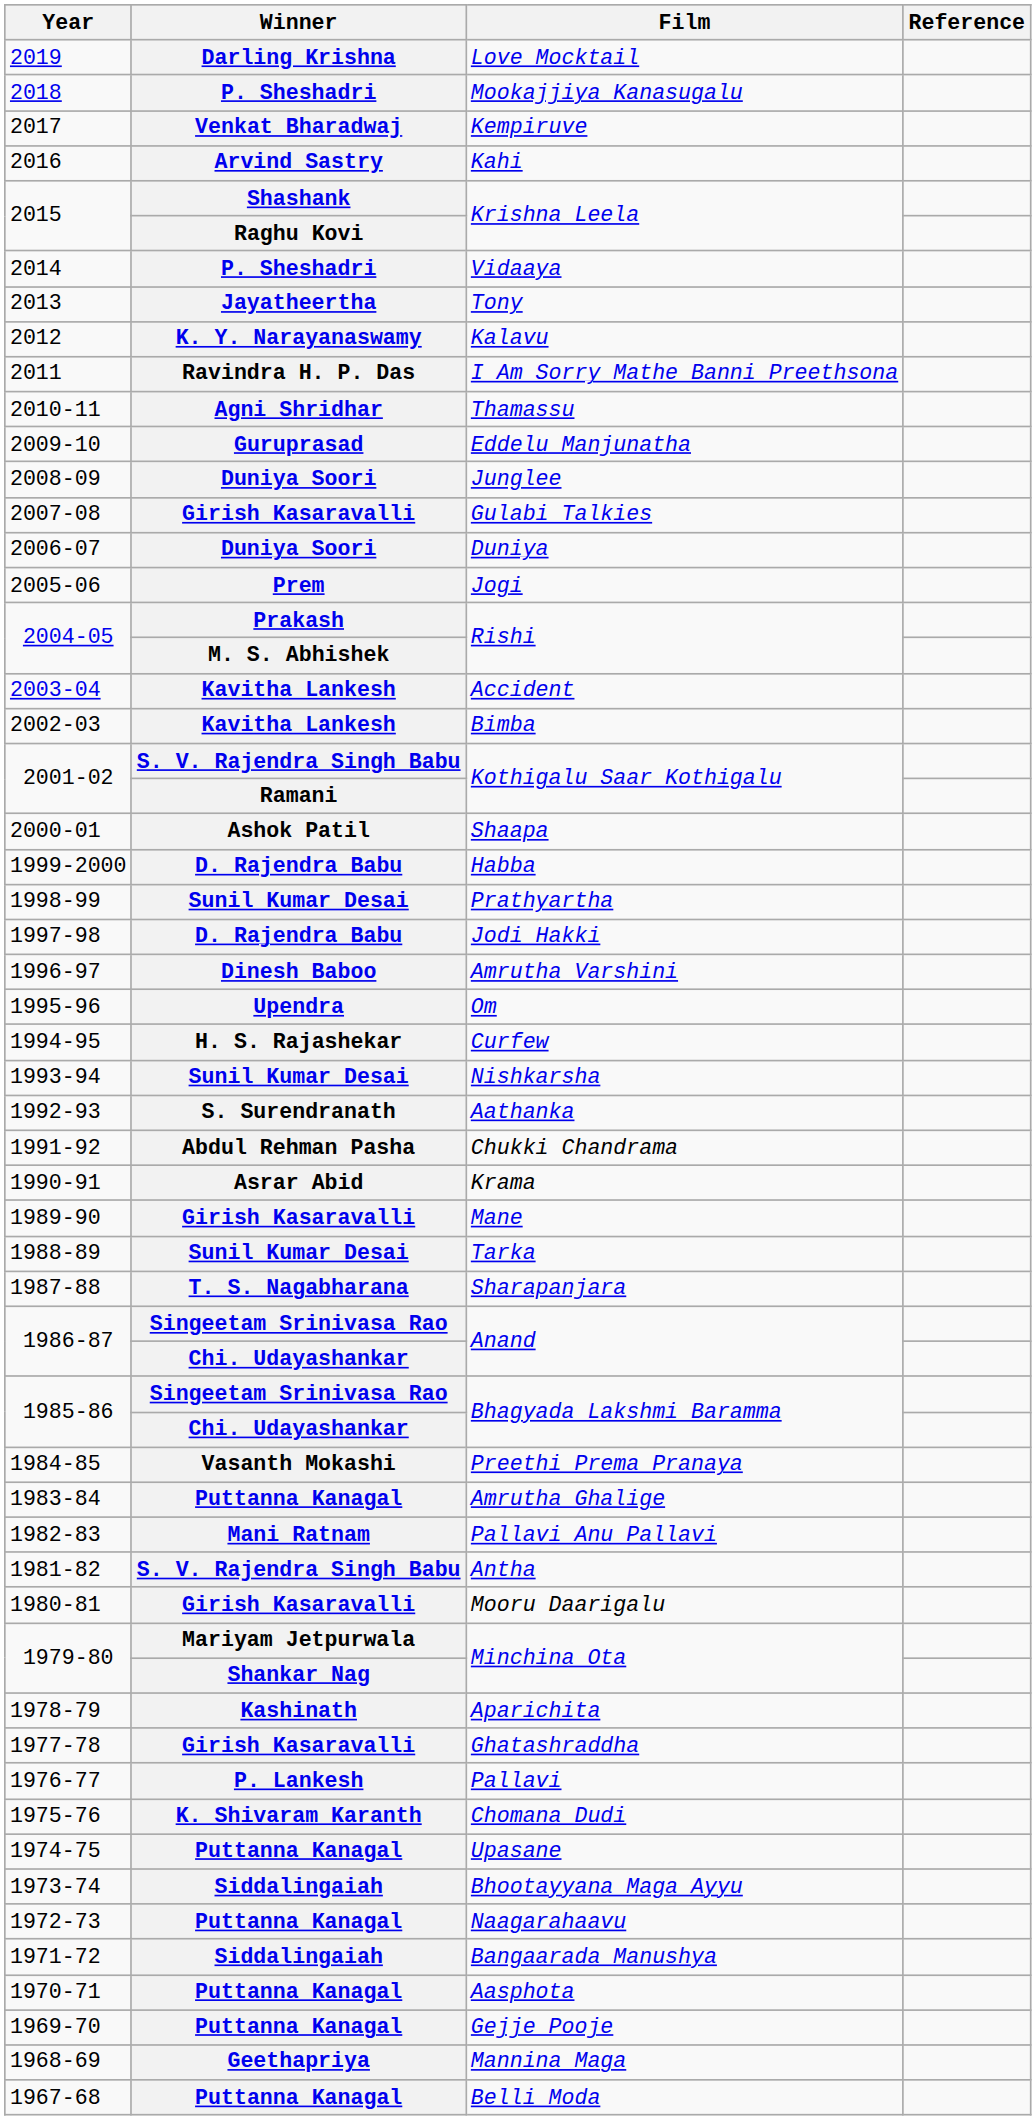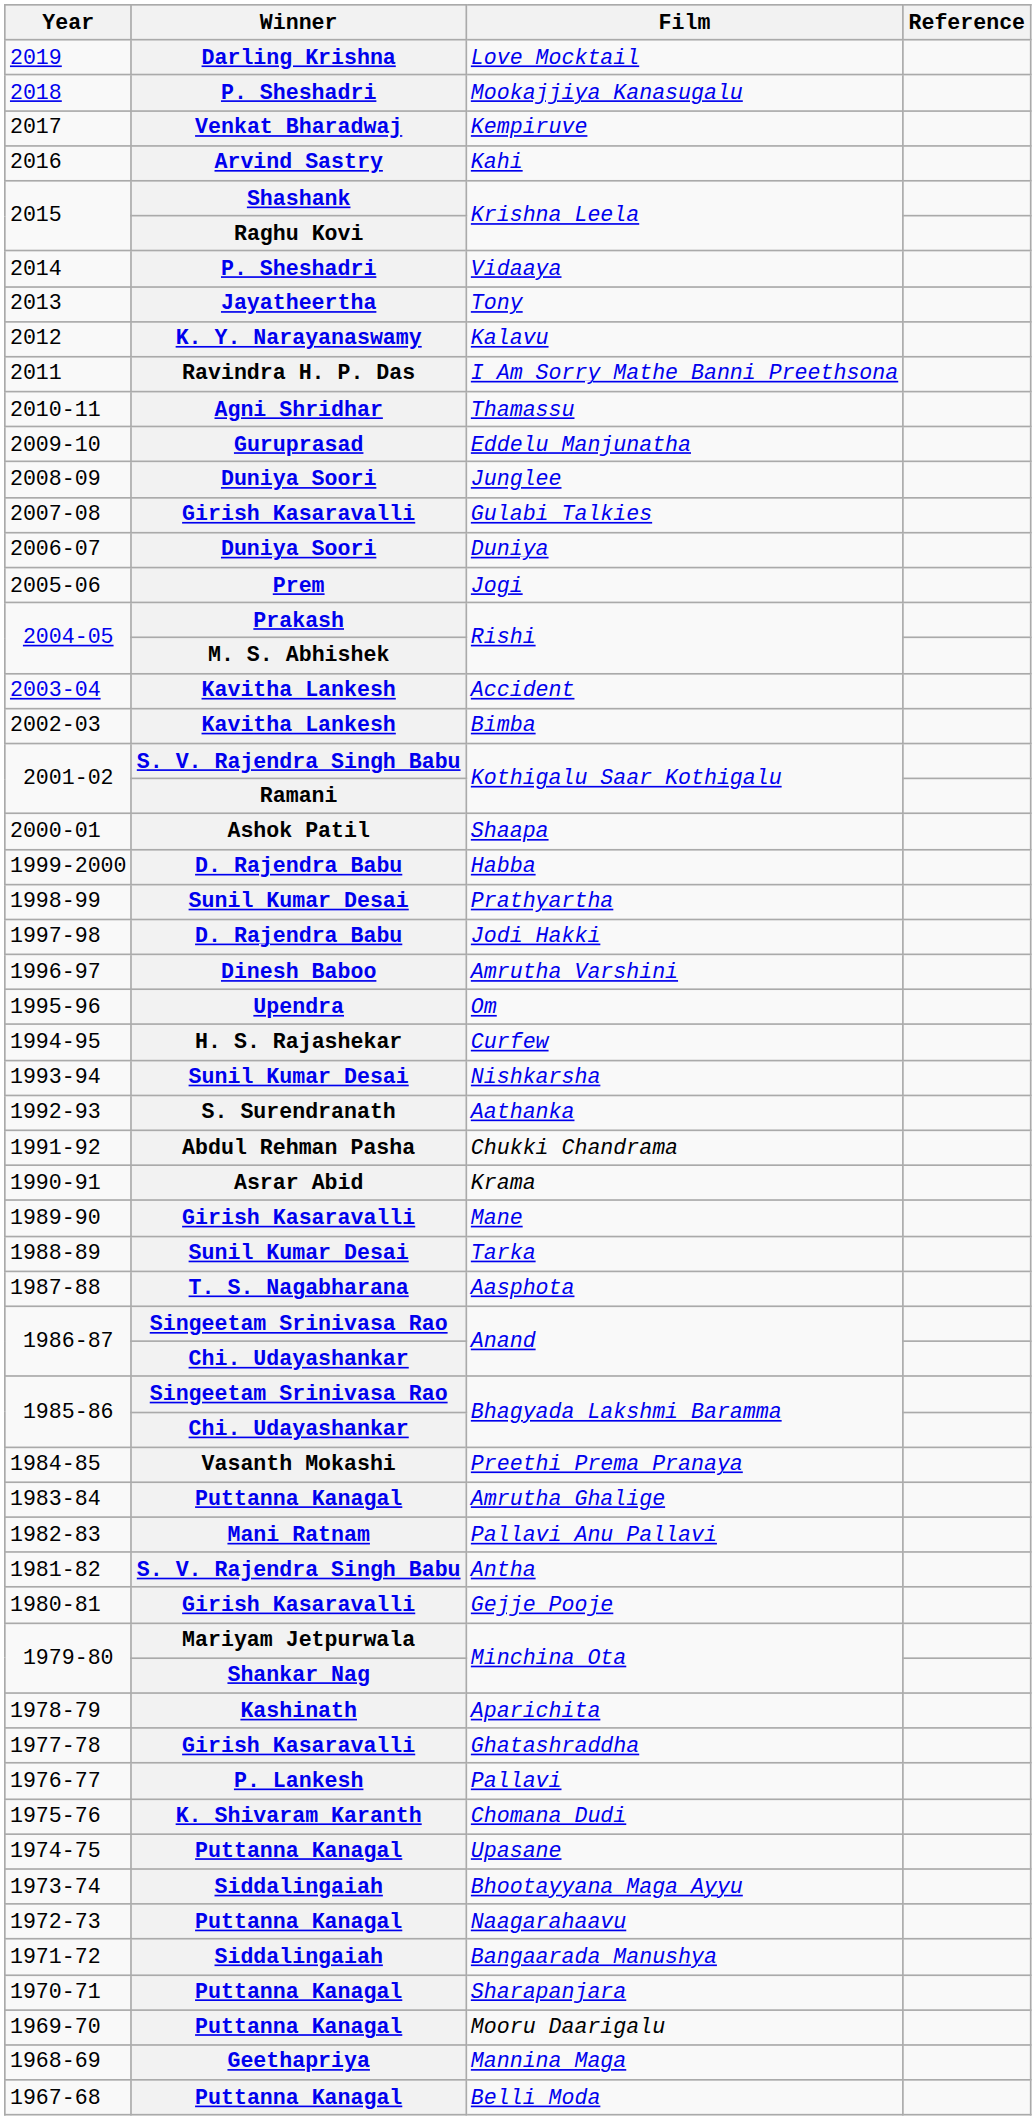(549, 1289) Sharapanjara -> (523, 1289) Aasphota
(568, 1605) Mooru Daarigalu -> (542, 1605) Gejje Pooje
(523, 1992) Aasphota -> (549, 1992) Sharapanjara
(542, 2027) Gejje Pooje -> (568, 2027) Mooru Daarigalu
